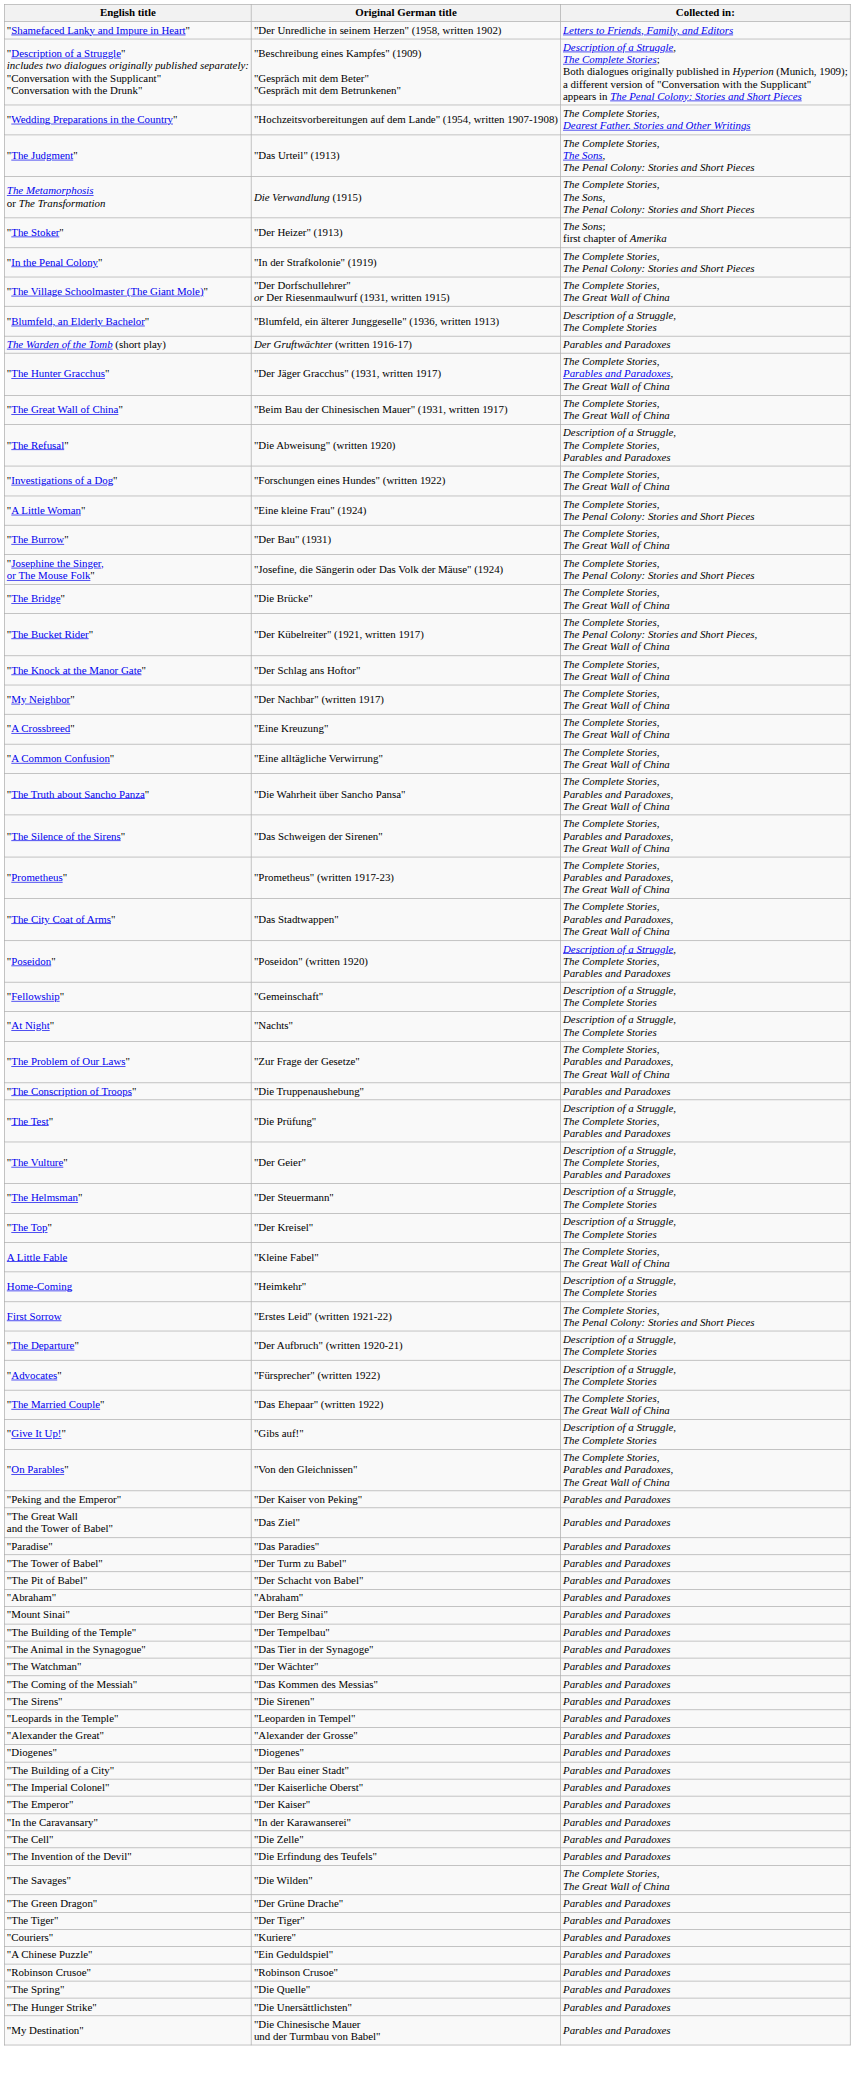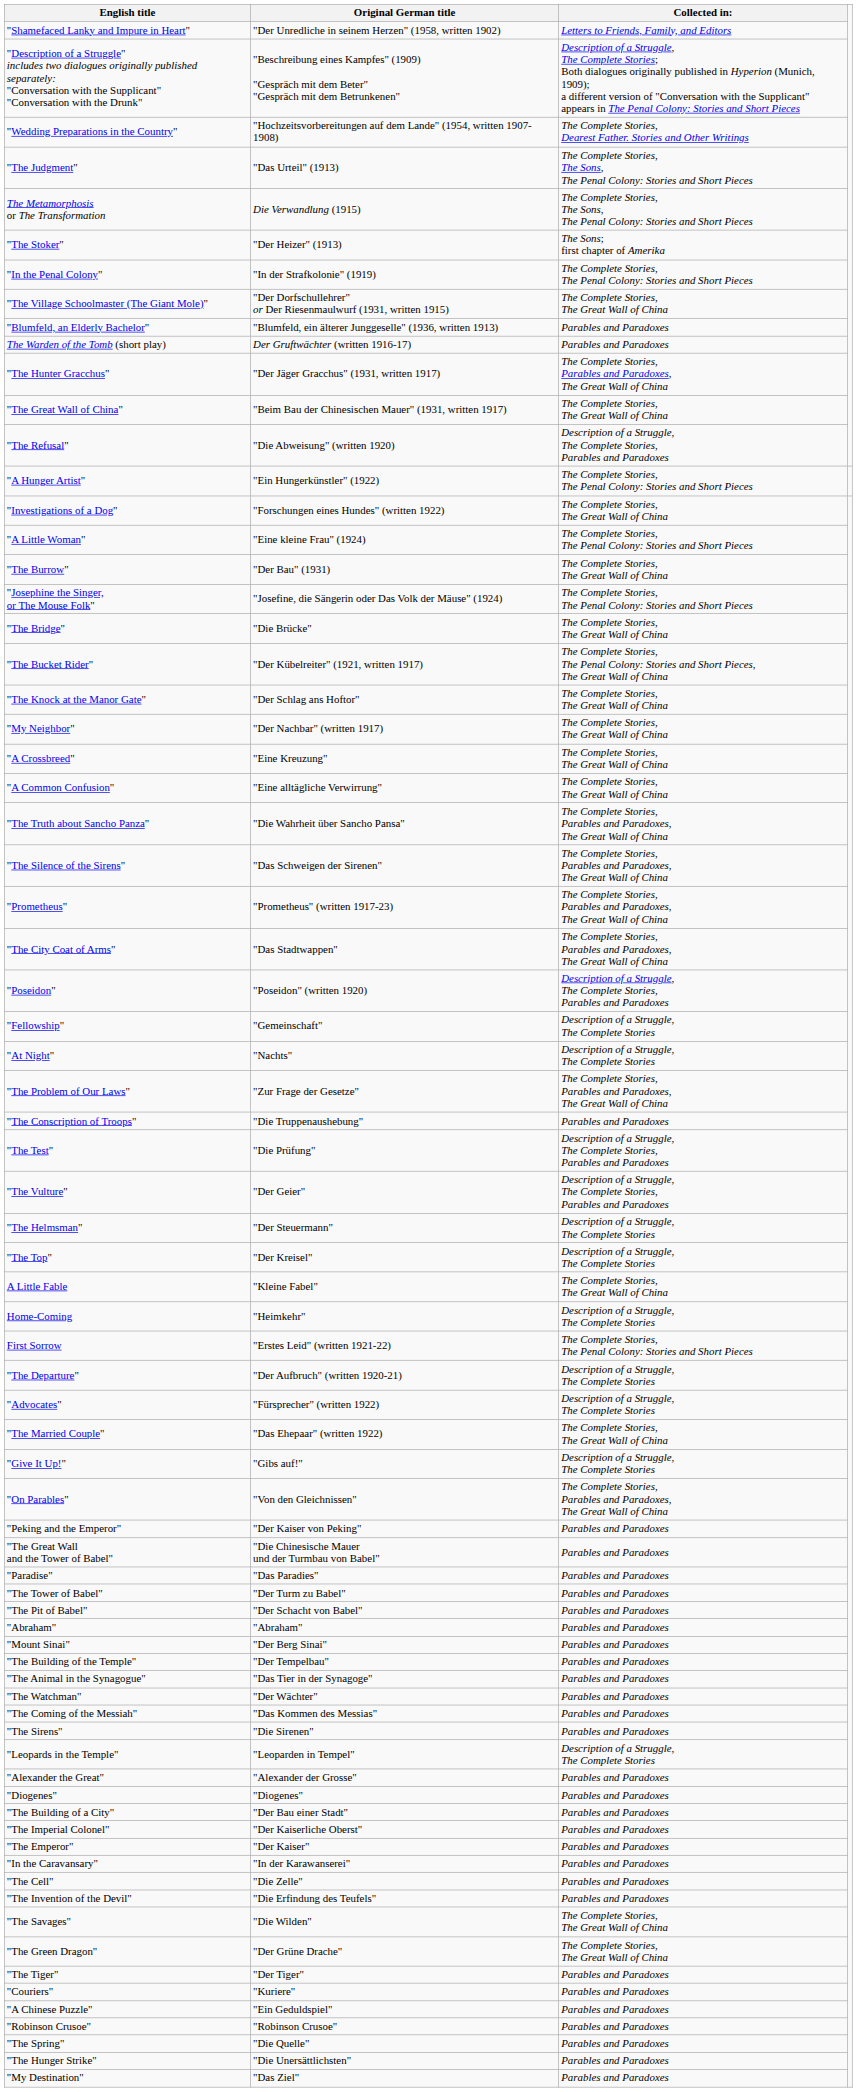(620, 321) Description of a Struggle, The Complete Stories -> (615, 327) Parables and Paradoxes
+ row: (46, 481)
(277, 1522) "Das Ziel" -> (316, 1552) "Die Chinesische Mauer und der Turmbau von Babel"
(617, 1718) Parables and Paradoxes -> (618, 1754) Description of a Struggle, The Complete Stories
(617, 1903) Parables and Paradoxes -> (615, 1951) The Complete Stories, The Great Wall of China
(317, 2030) "Die Chinesische Mauer und der Turmbau von Babel" -> (276, 2078) "Das Ziel"
